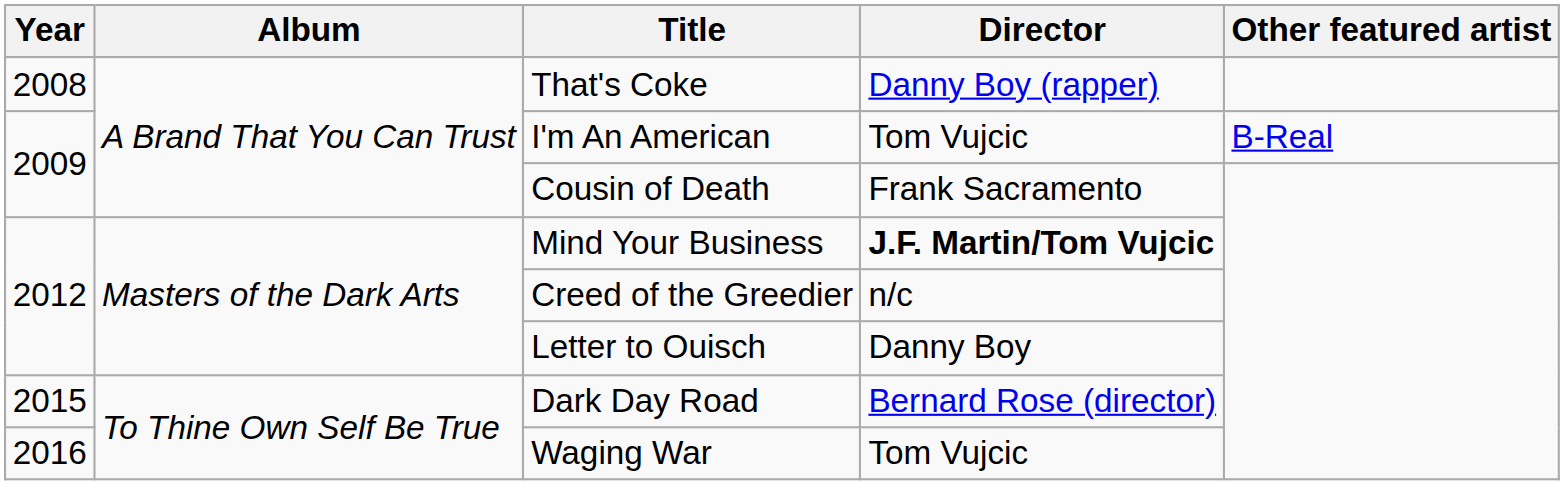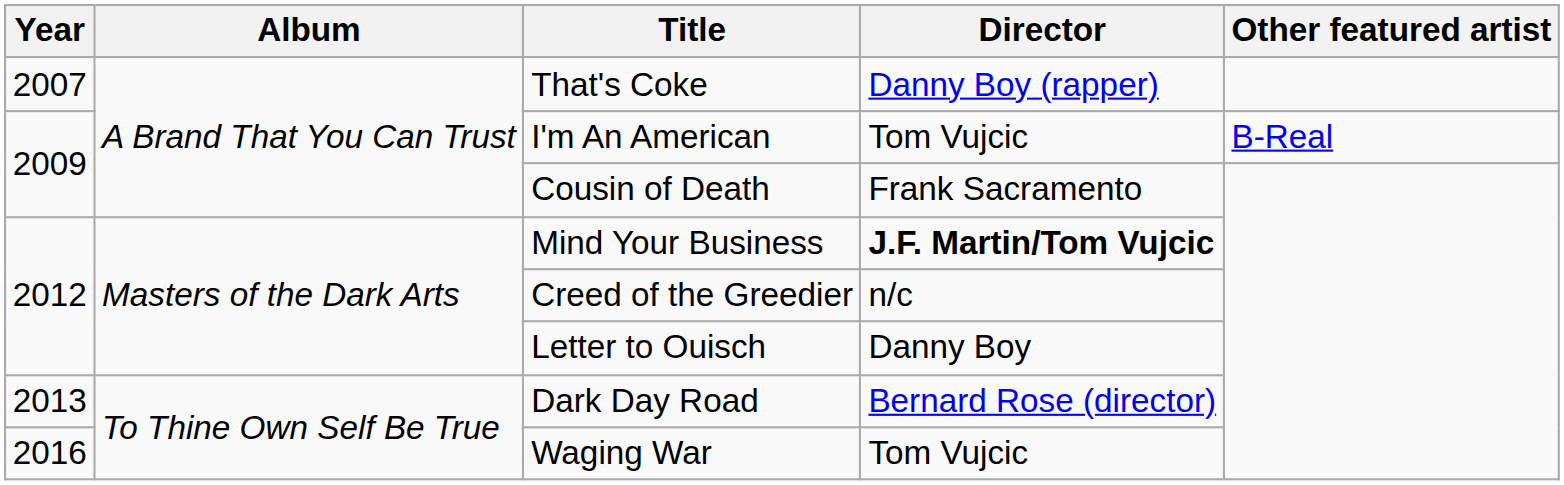(50, 83) 2008 -> (50, 83) 2007
(50, 400) 2015 -> (50, 400) 2013
